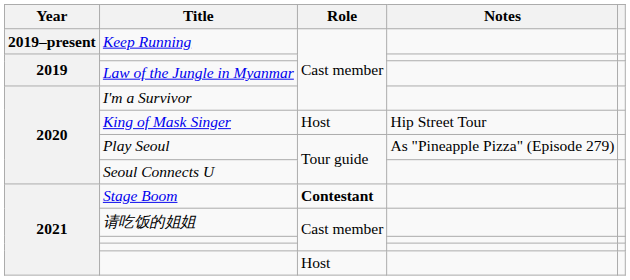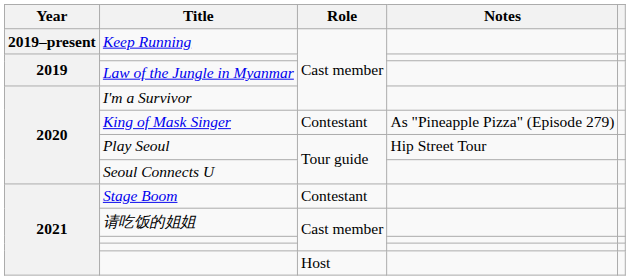(316, 122) Host -> (334, 122) Contestant
(439, 122) Hip Street Tour -> (502, 122) As "Pineapple Pizza" (Episode 279)
(502, 147) As "Pineapple Pizza" (Episode 279) -> (439, 147) Hip Street Tour
(337, 196) bold -> (334, 196) normal
